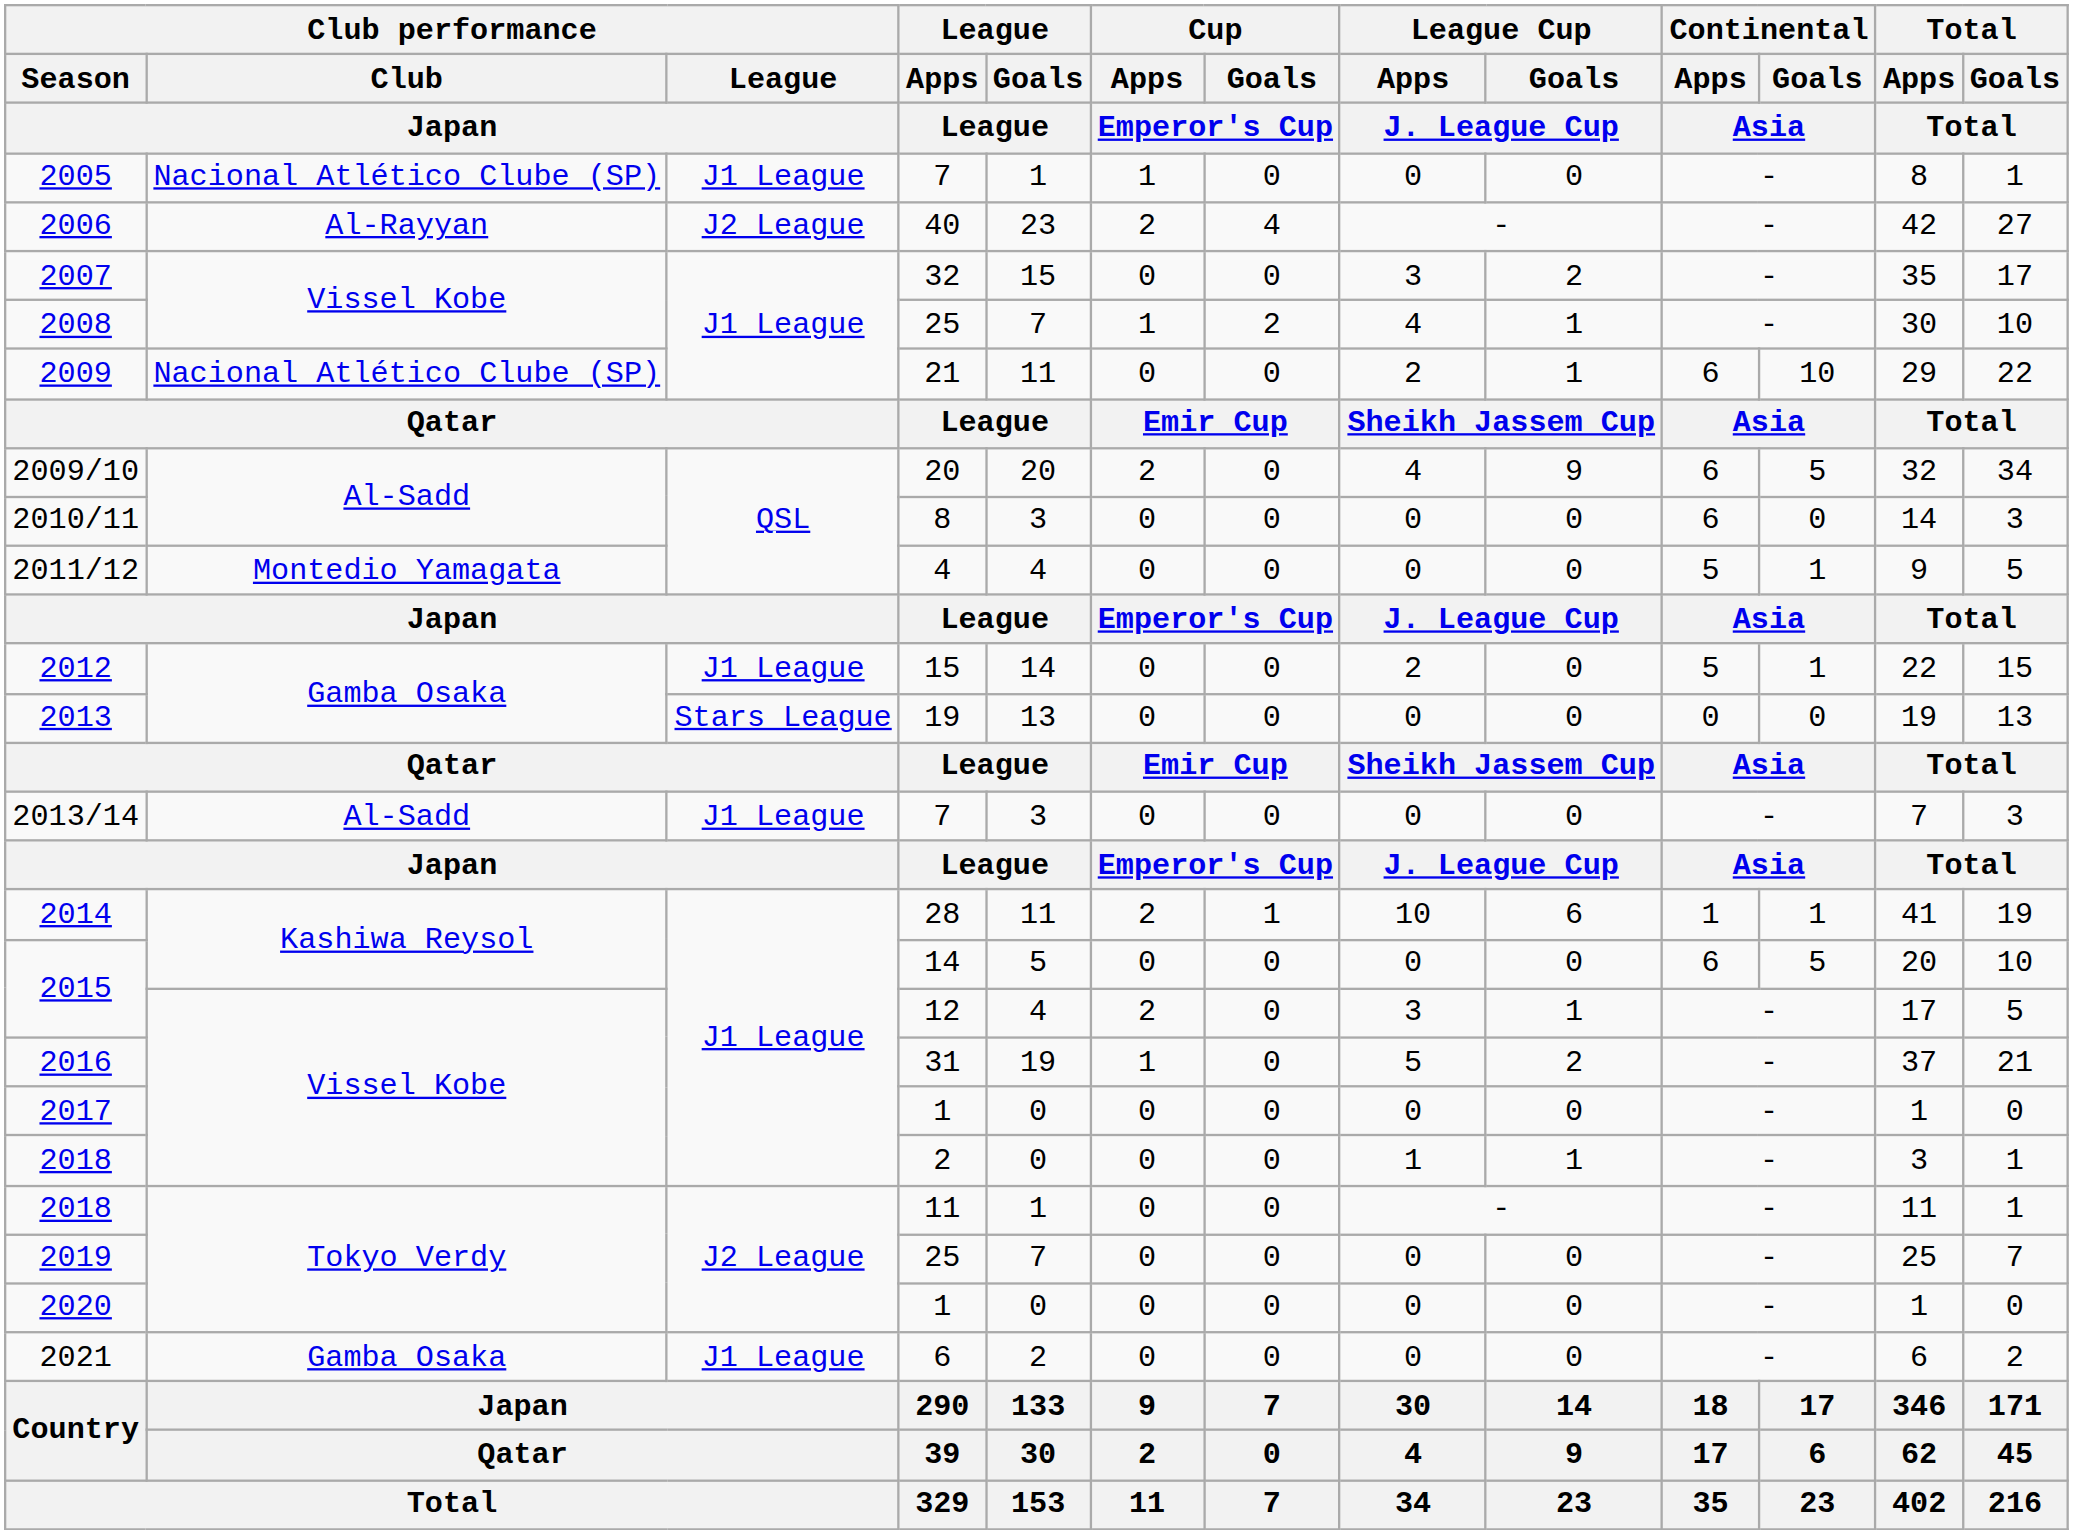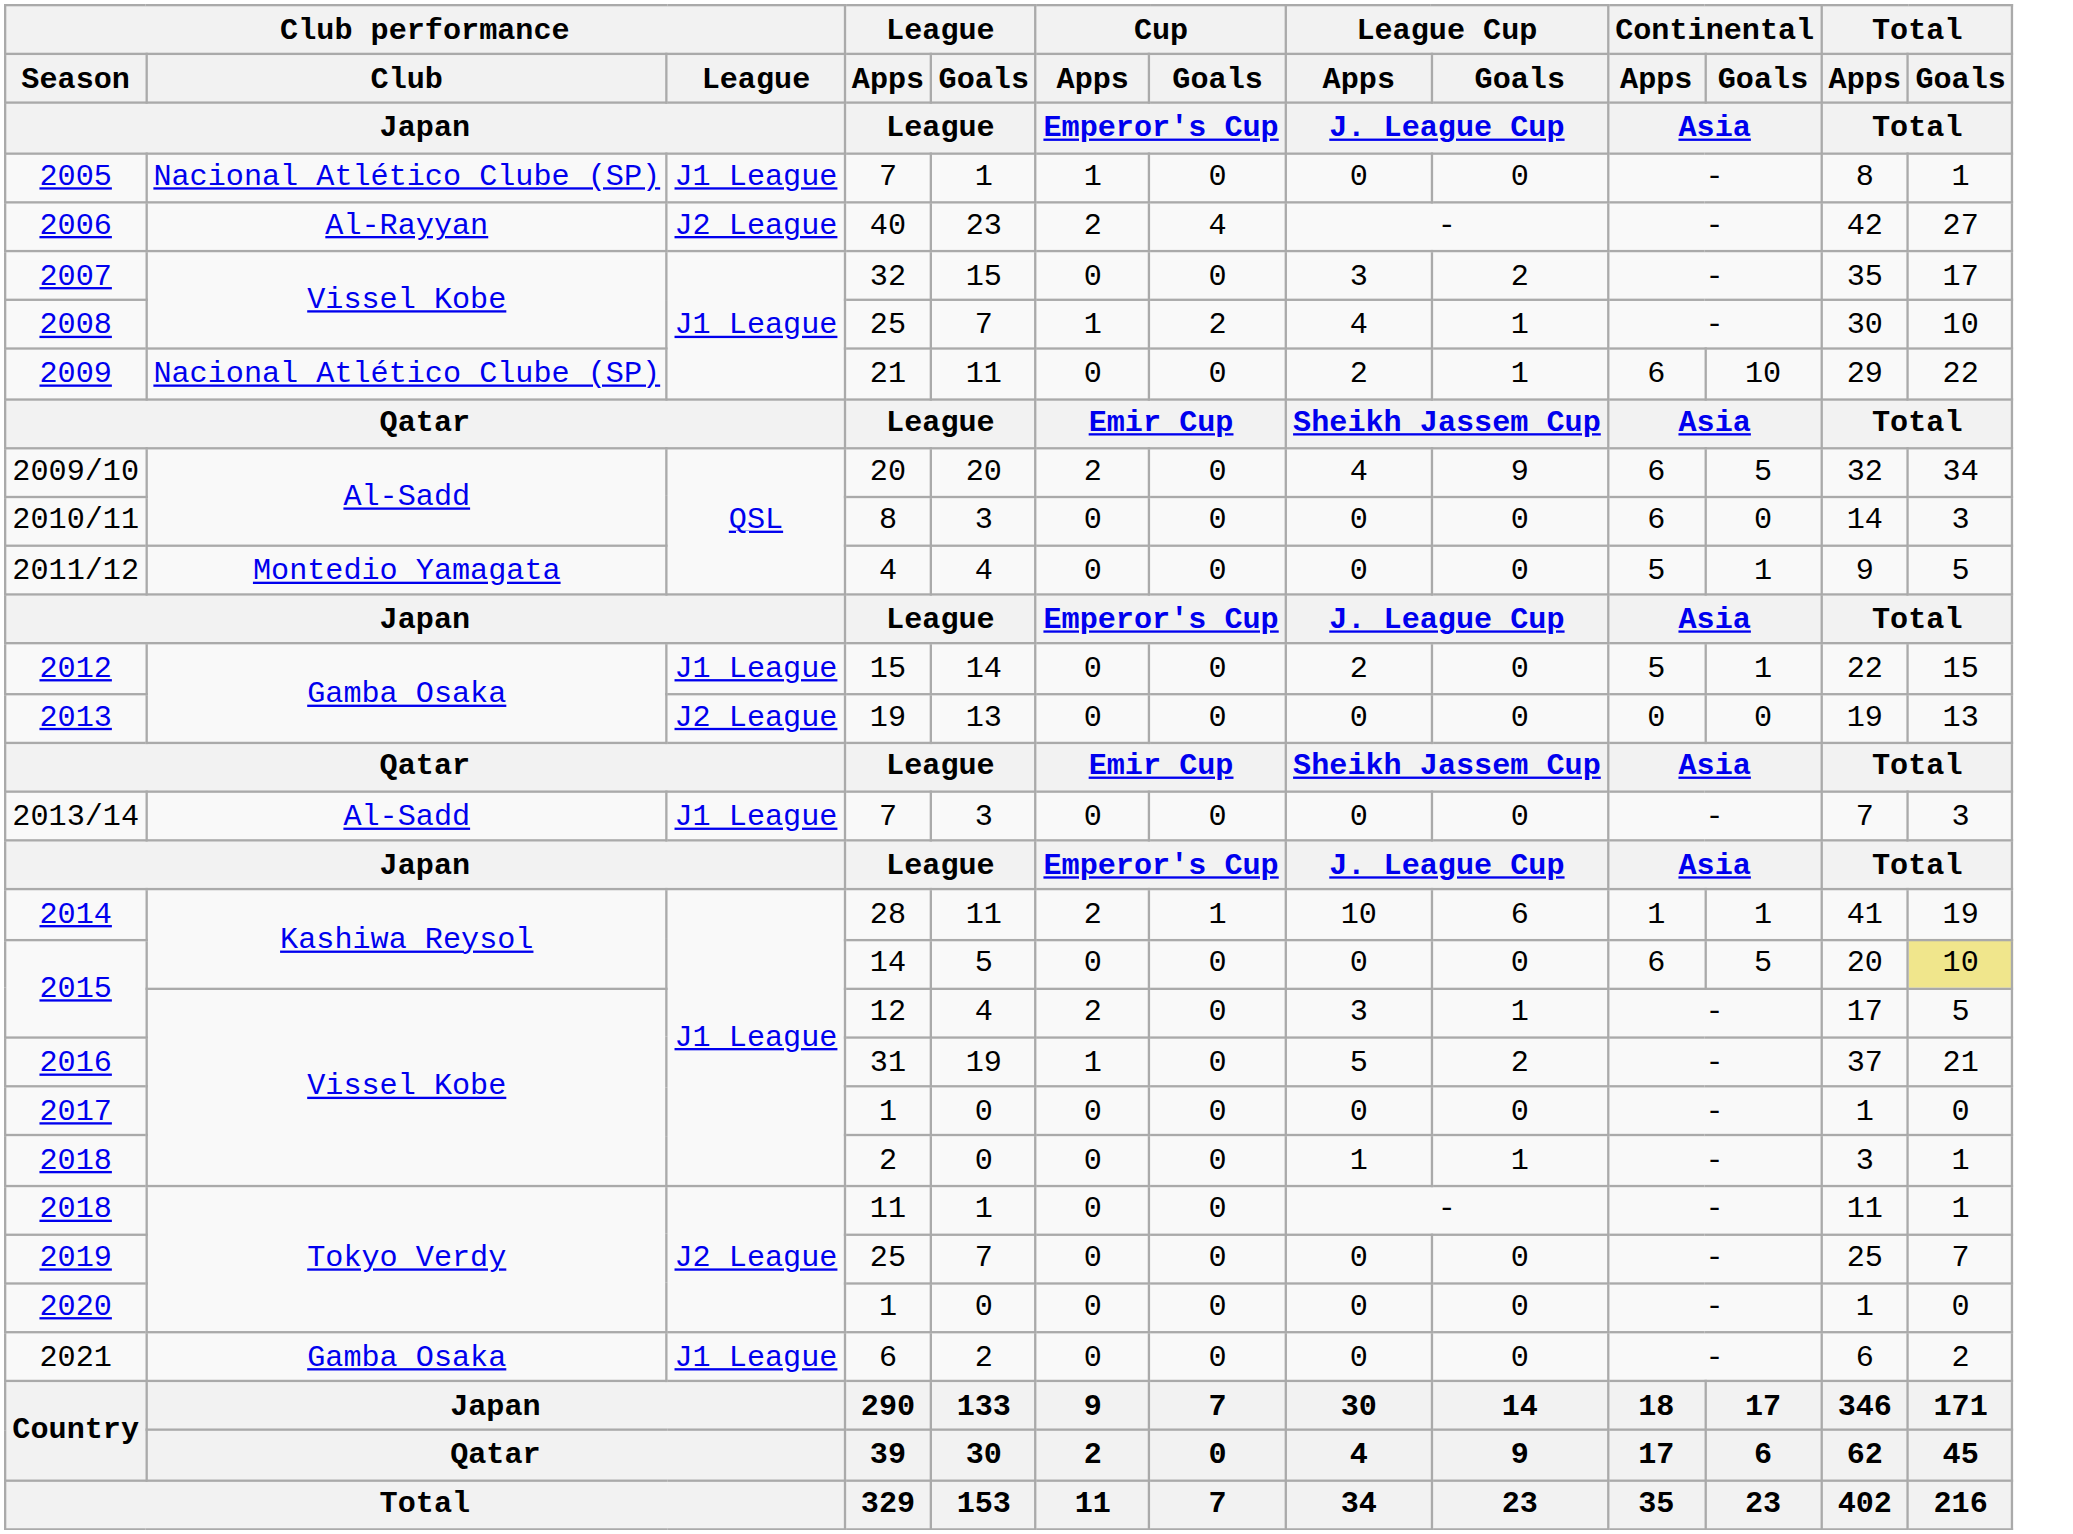(783, 718) Stars League -> (756, 718) J2 League
(2015, 964) no background -> (1961, 964) khaki background
